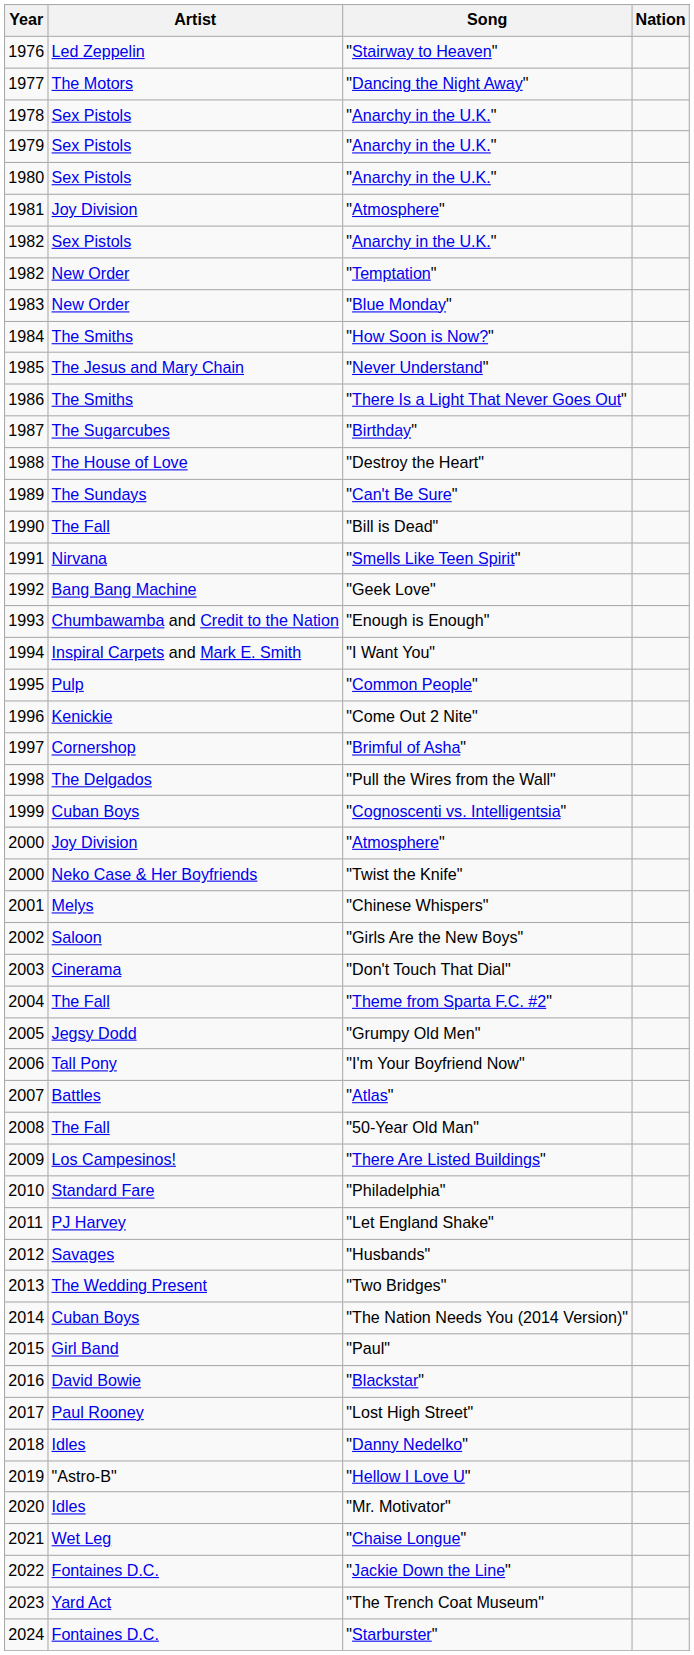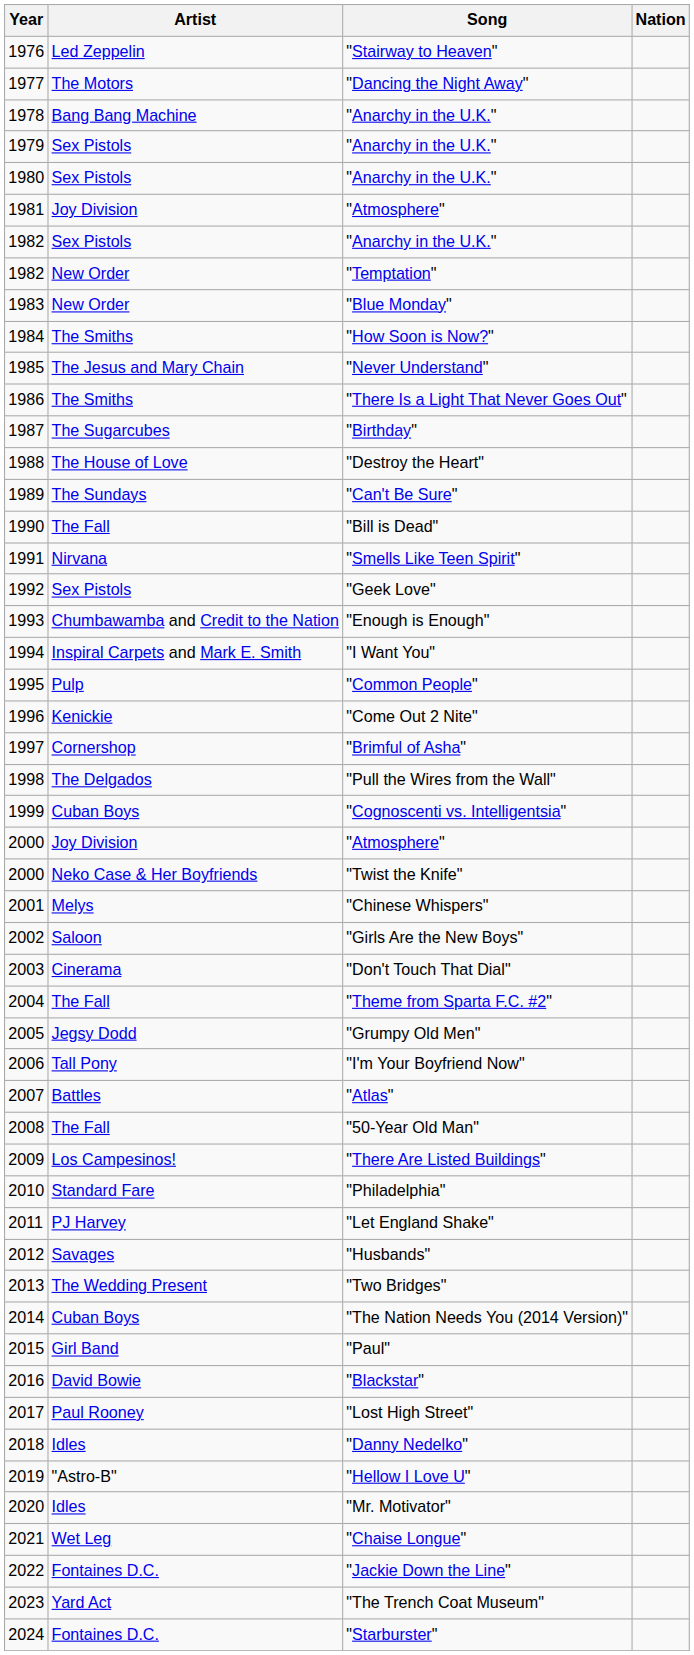(91, 115) Sex Pistols -> (124, 115) Bang Bang Machine
(124, 589) Bang Bang Machine -> (91, 589) Sex Pistols
